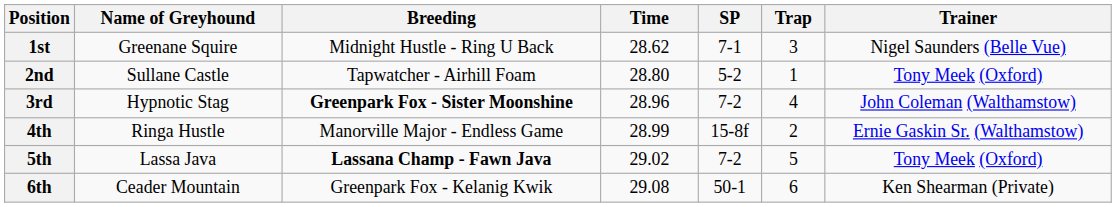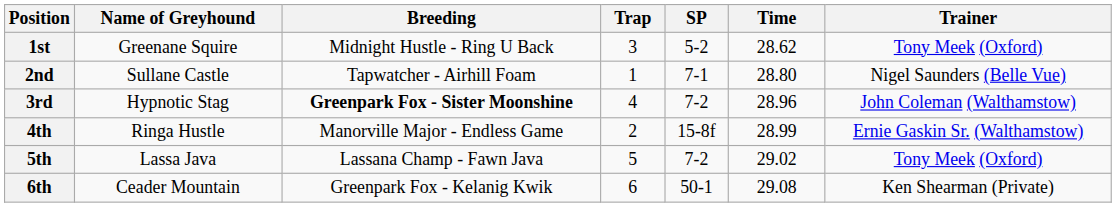columns swapped: (793, 18) <-> (649, 18)
(730, 46) 7-1 -> (696, 46) 5-2
(968, 46) Nigel Saunders (Belle Vue) -> (968, 46) Tony Meek (Oxford)
(730, 74) 5-2 -> (696, 74) 7-1
(968, 74) Tony Meek (Oxford) -> (968, 74) Nigel Saunders (Belle Vue)
(441, 159) bold -> (441, 159) normal
